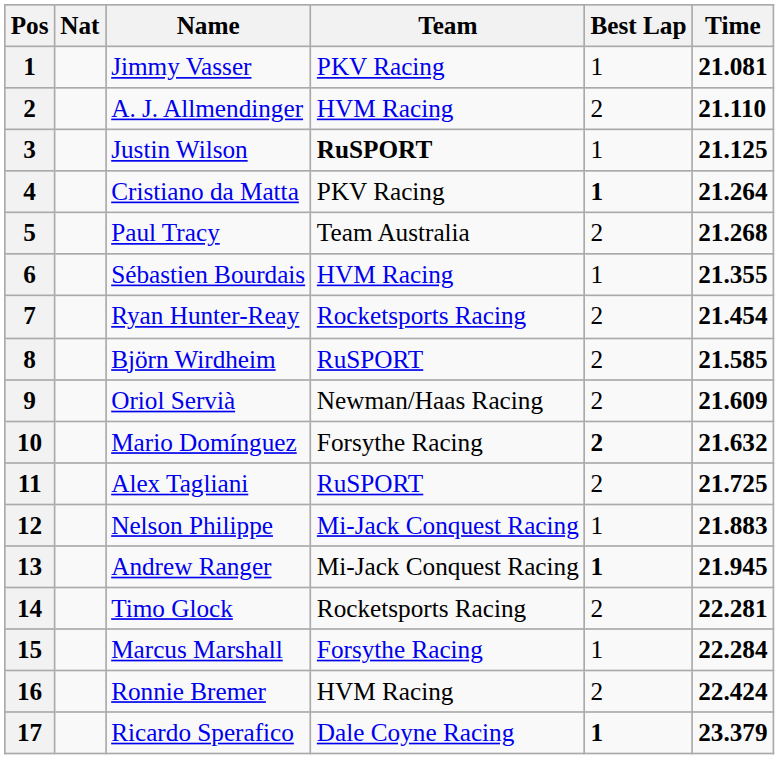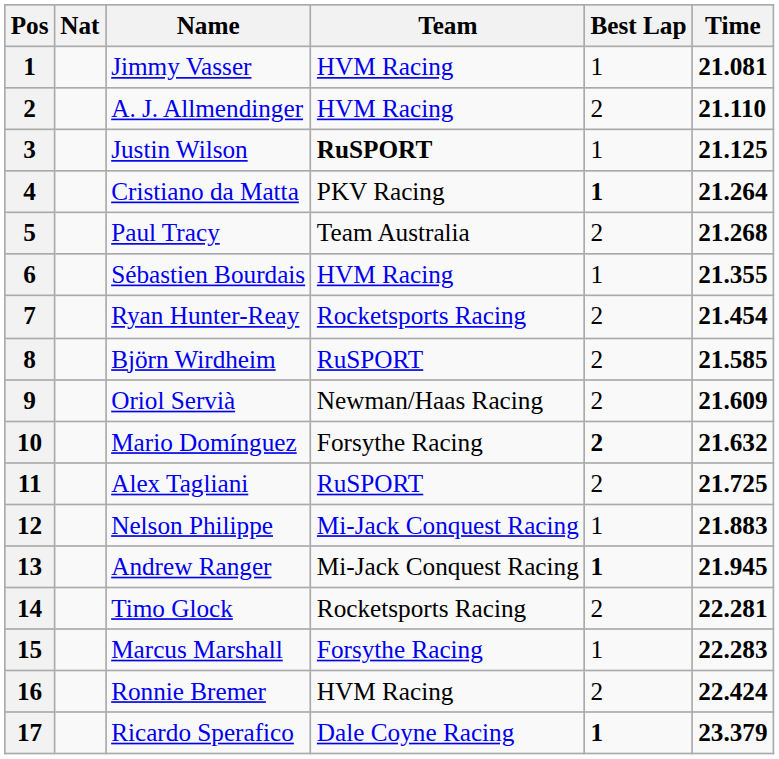(381, 67) PKV Racing -> (385, 67) HVM Racing
(733, 649) 22.284 -> (733, 649) 22.283
